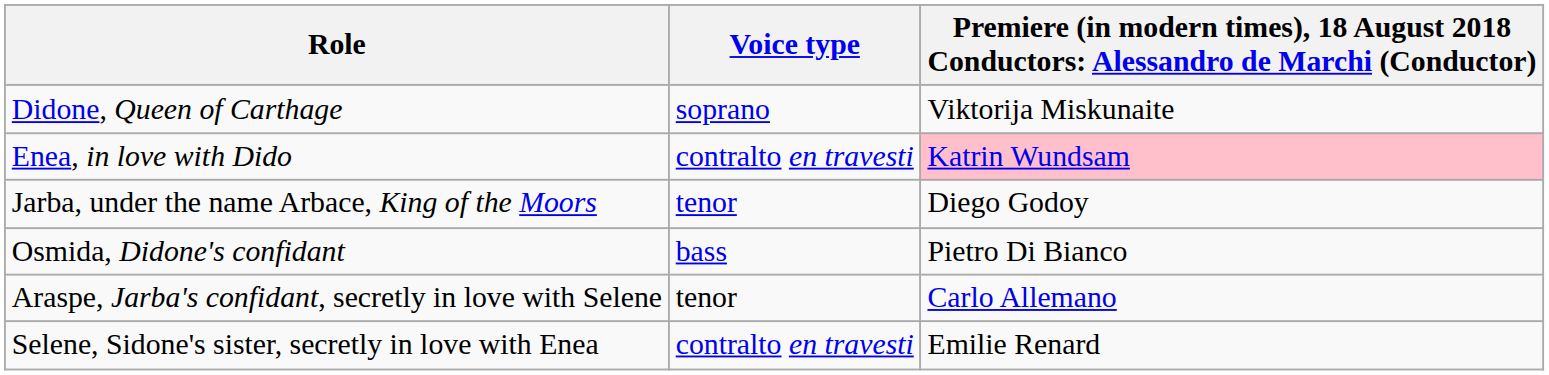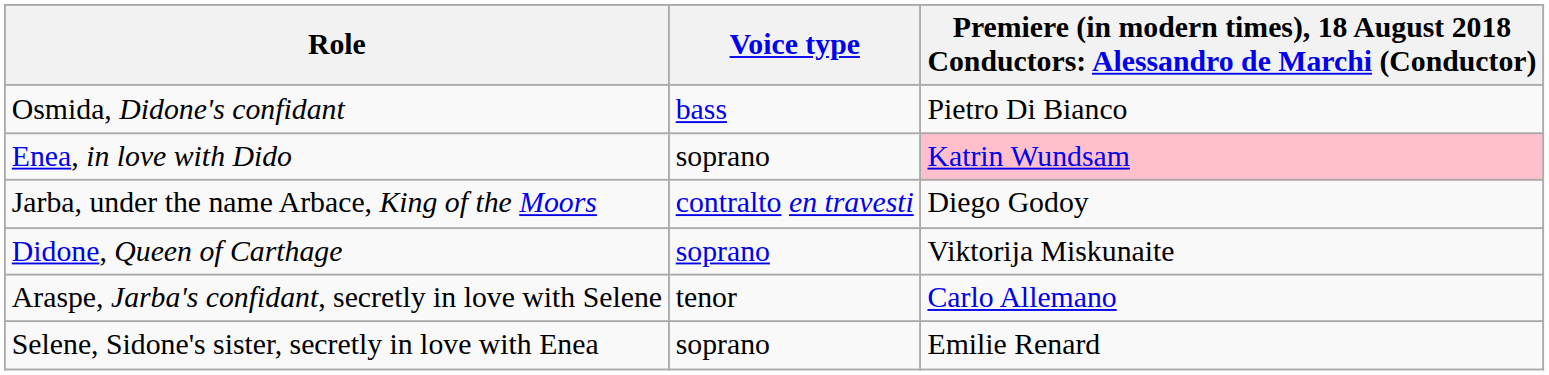rows swapped: (177, 108) <-> (178, 250)
(795, 155) contralto en travesti -> (723, 155) soprano
(706, 203) tenor -> (795, 203) contralto en travesti
(795, 344) contralto en travesti -> (723, 344) soprano
